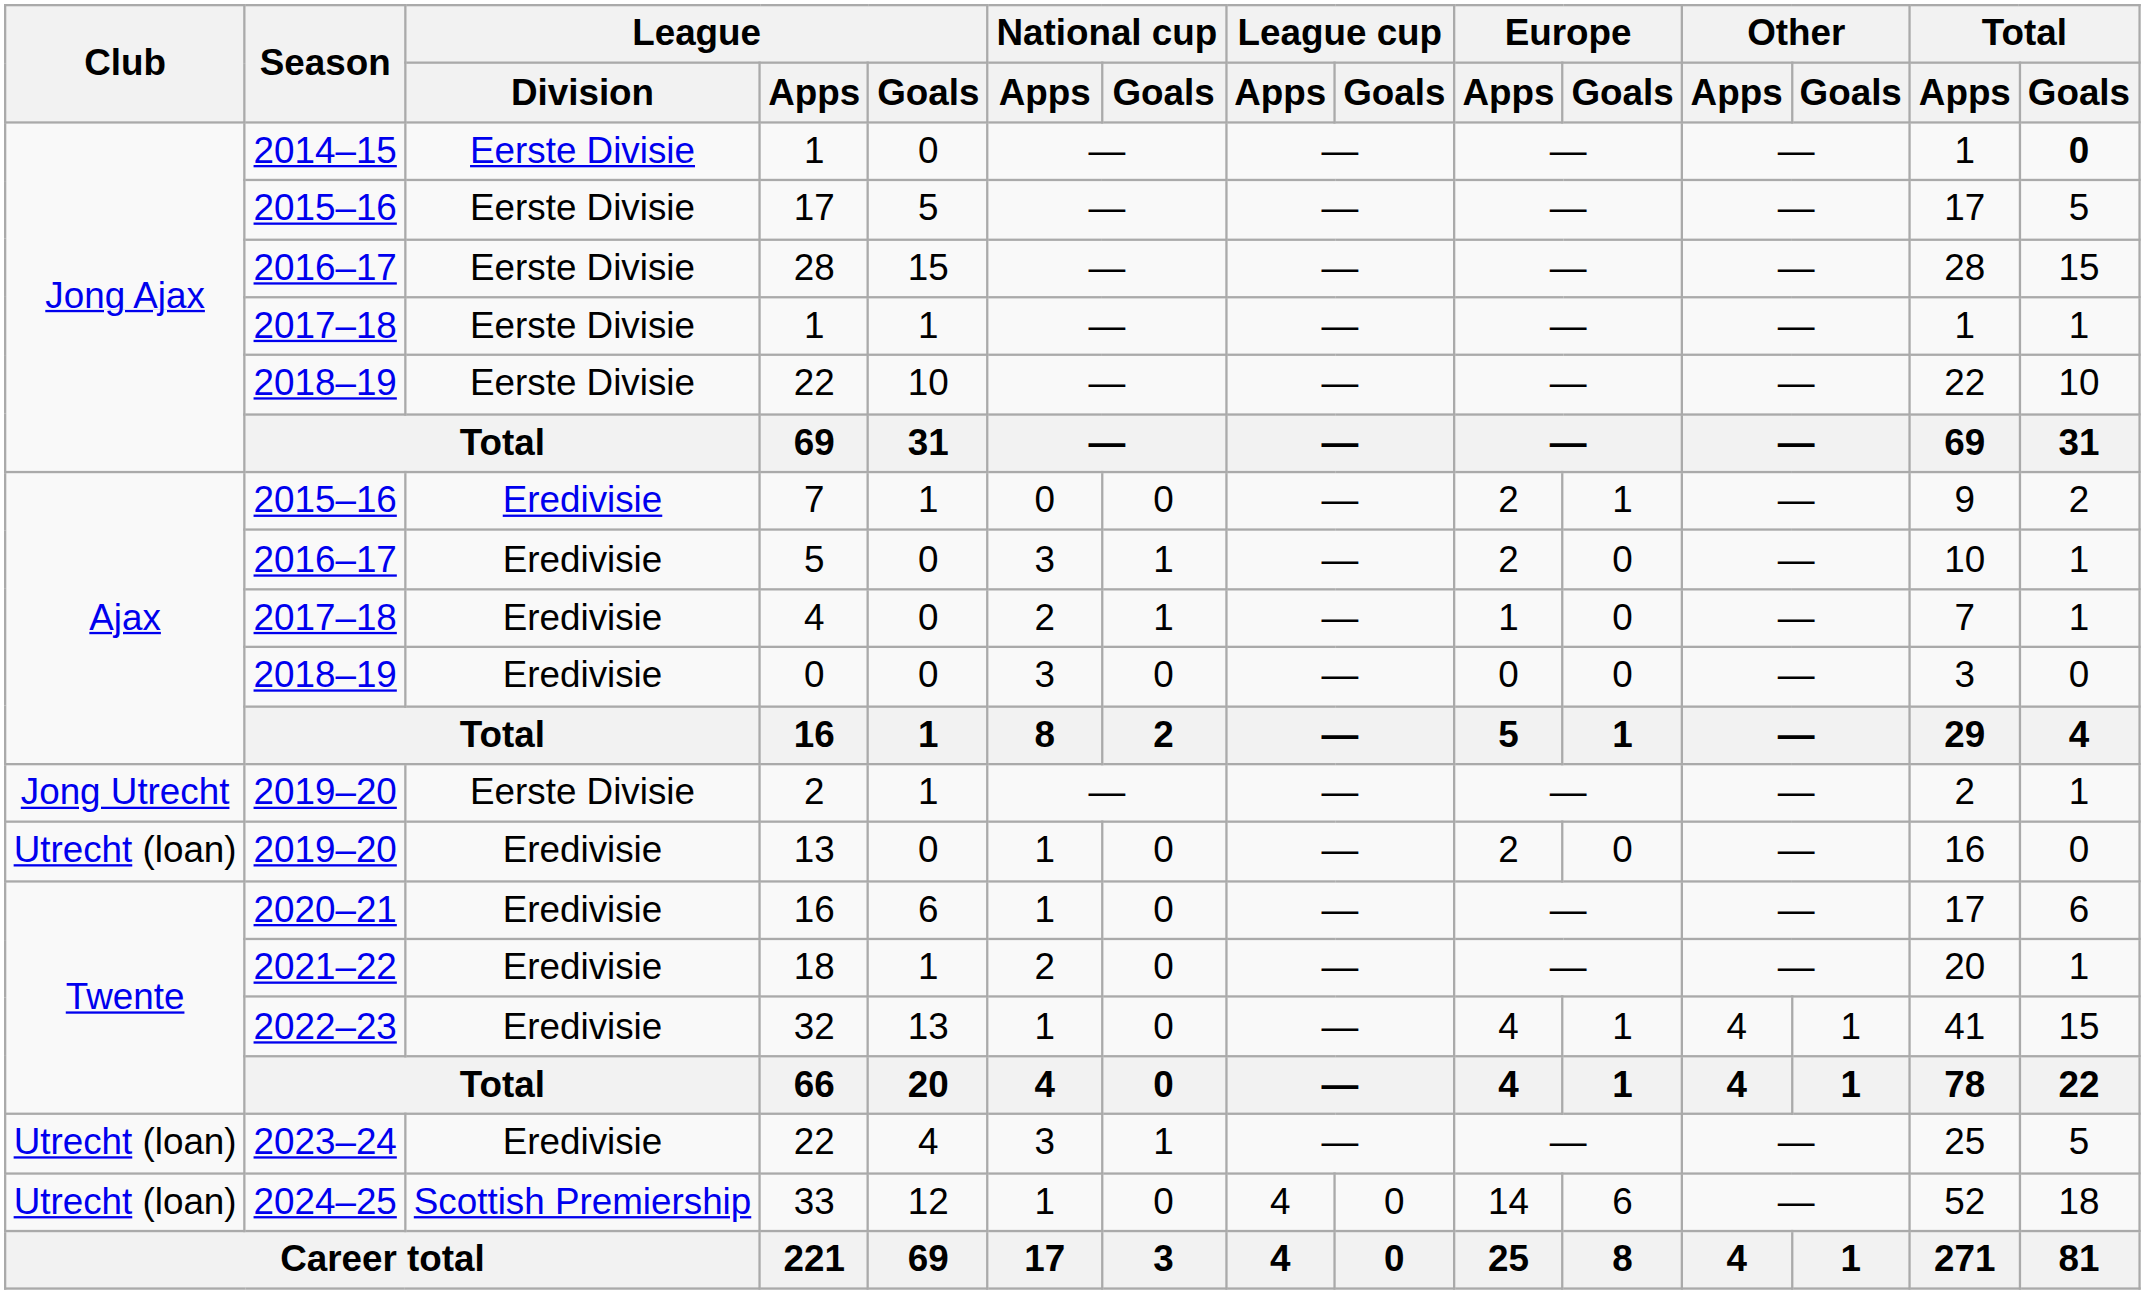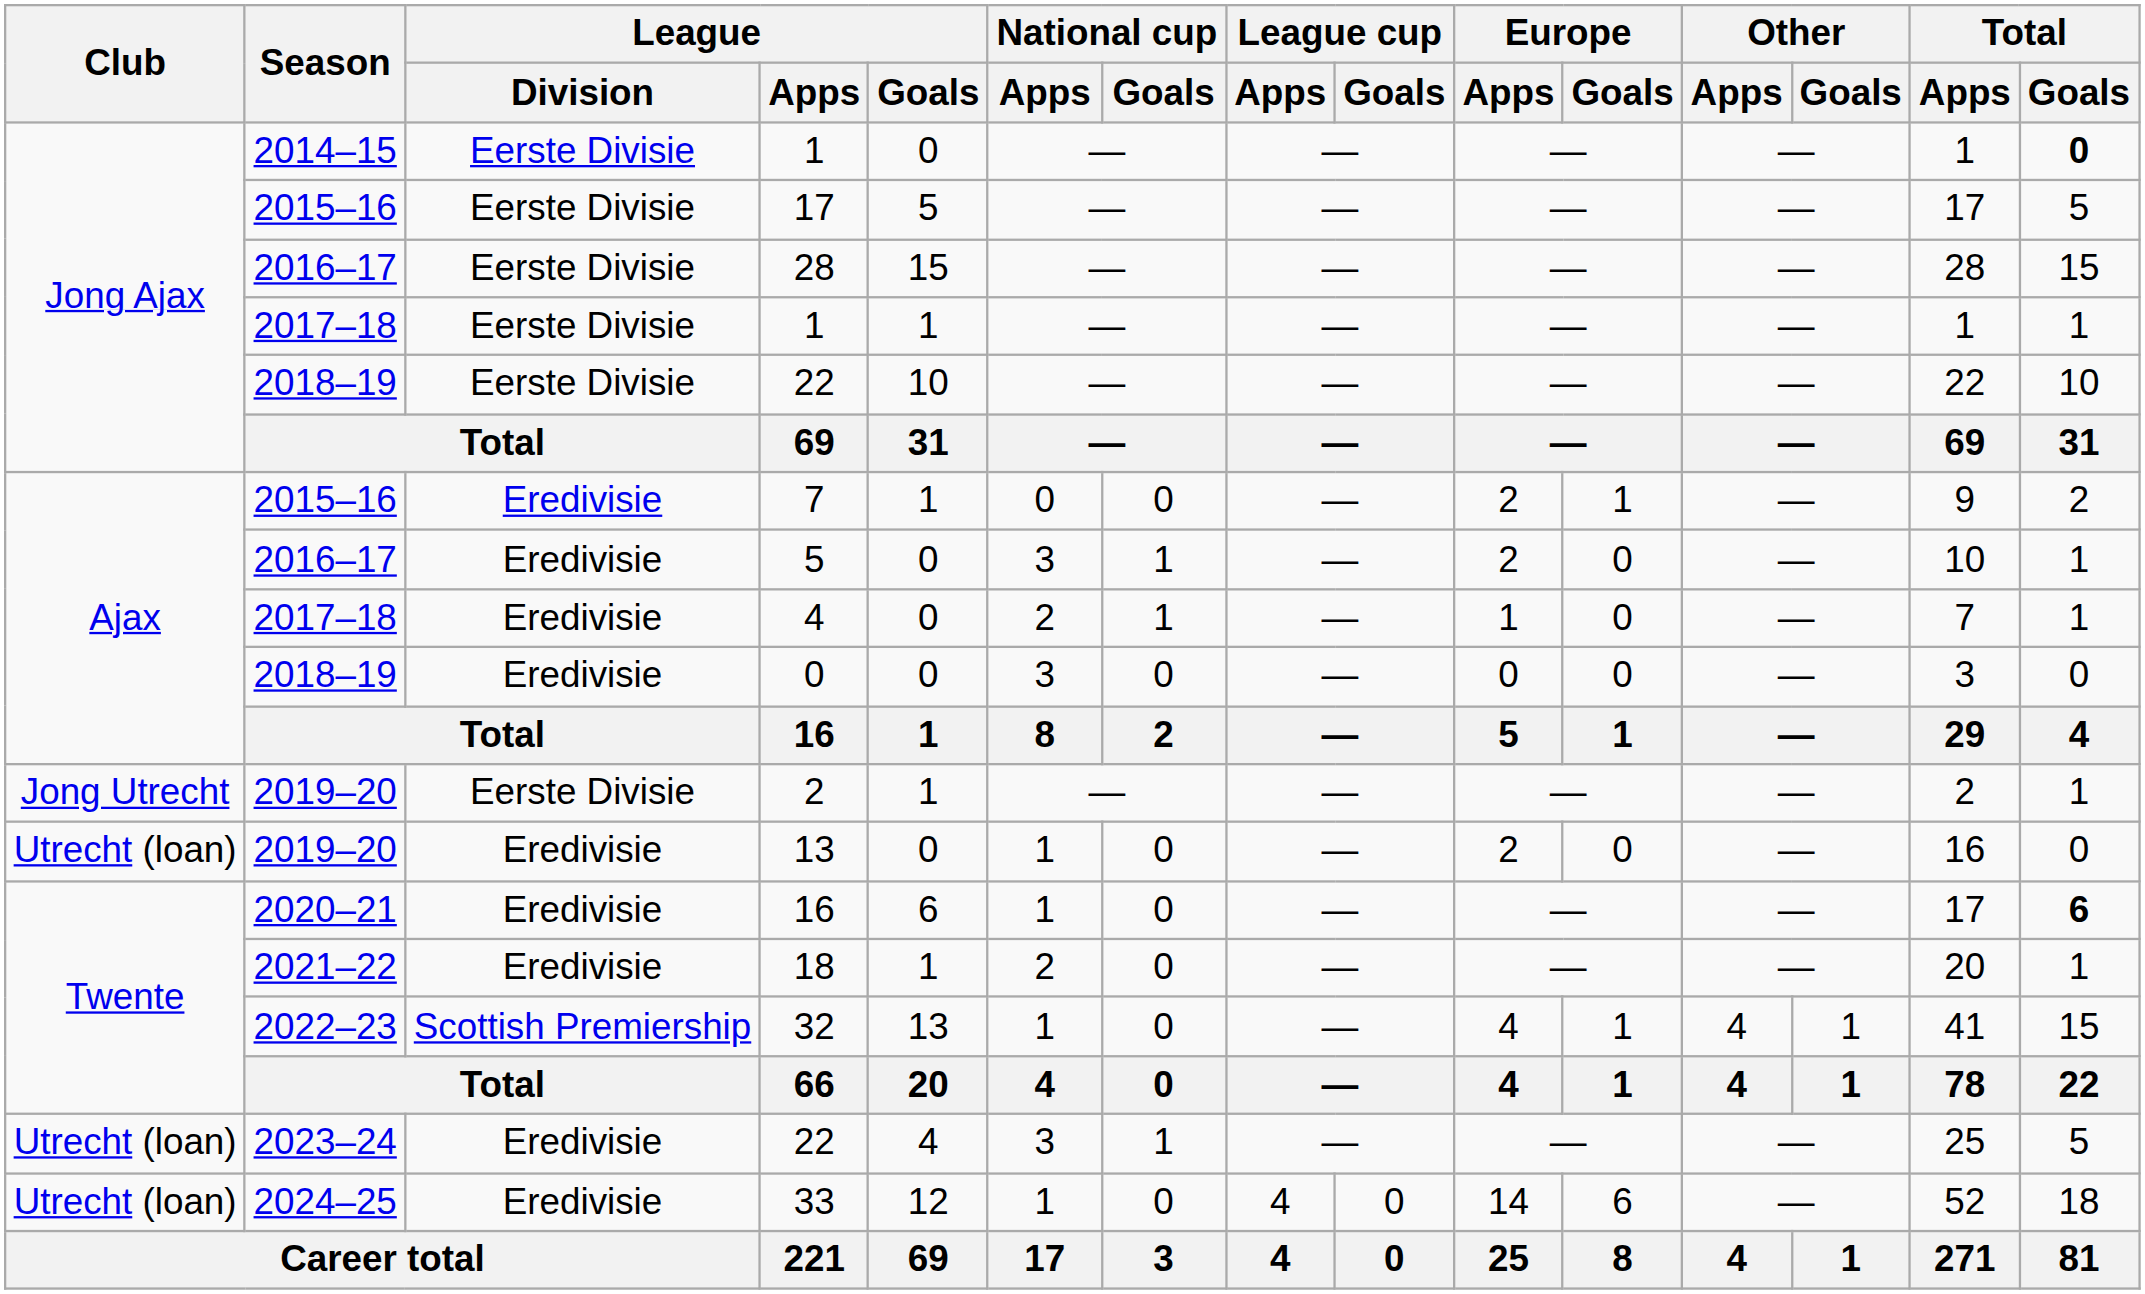(2079, 909) normal -> (2079, 909) bold
(583, 1025) Eredivisie -> (583, 1025) Scottish Premiership
(583, 1200) Scottish Premiership -> (583, 1200) Eredivisie
